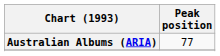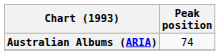(187, 42) 77 -> (187, 42) 74
